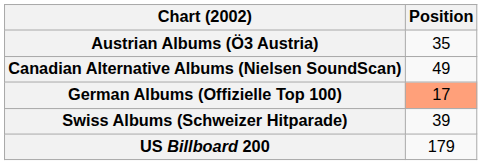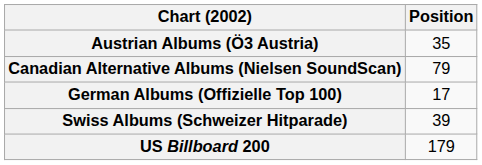(441, 69) 49 -> (441, 69) 79
(441, 95) lightsalmon background -> (441, 95) no background
